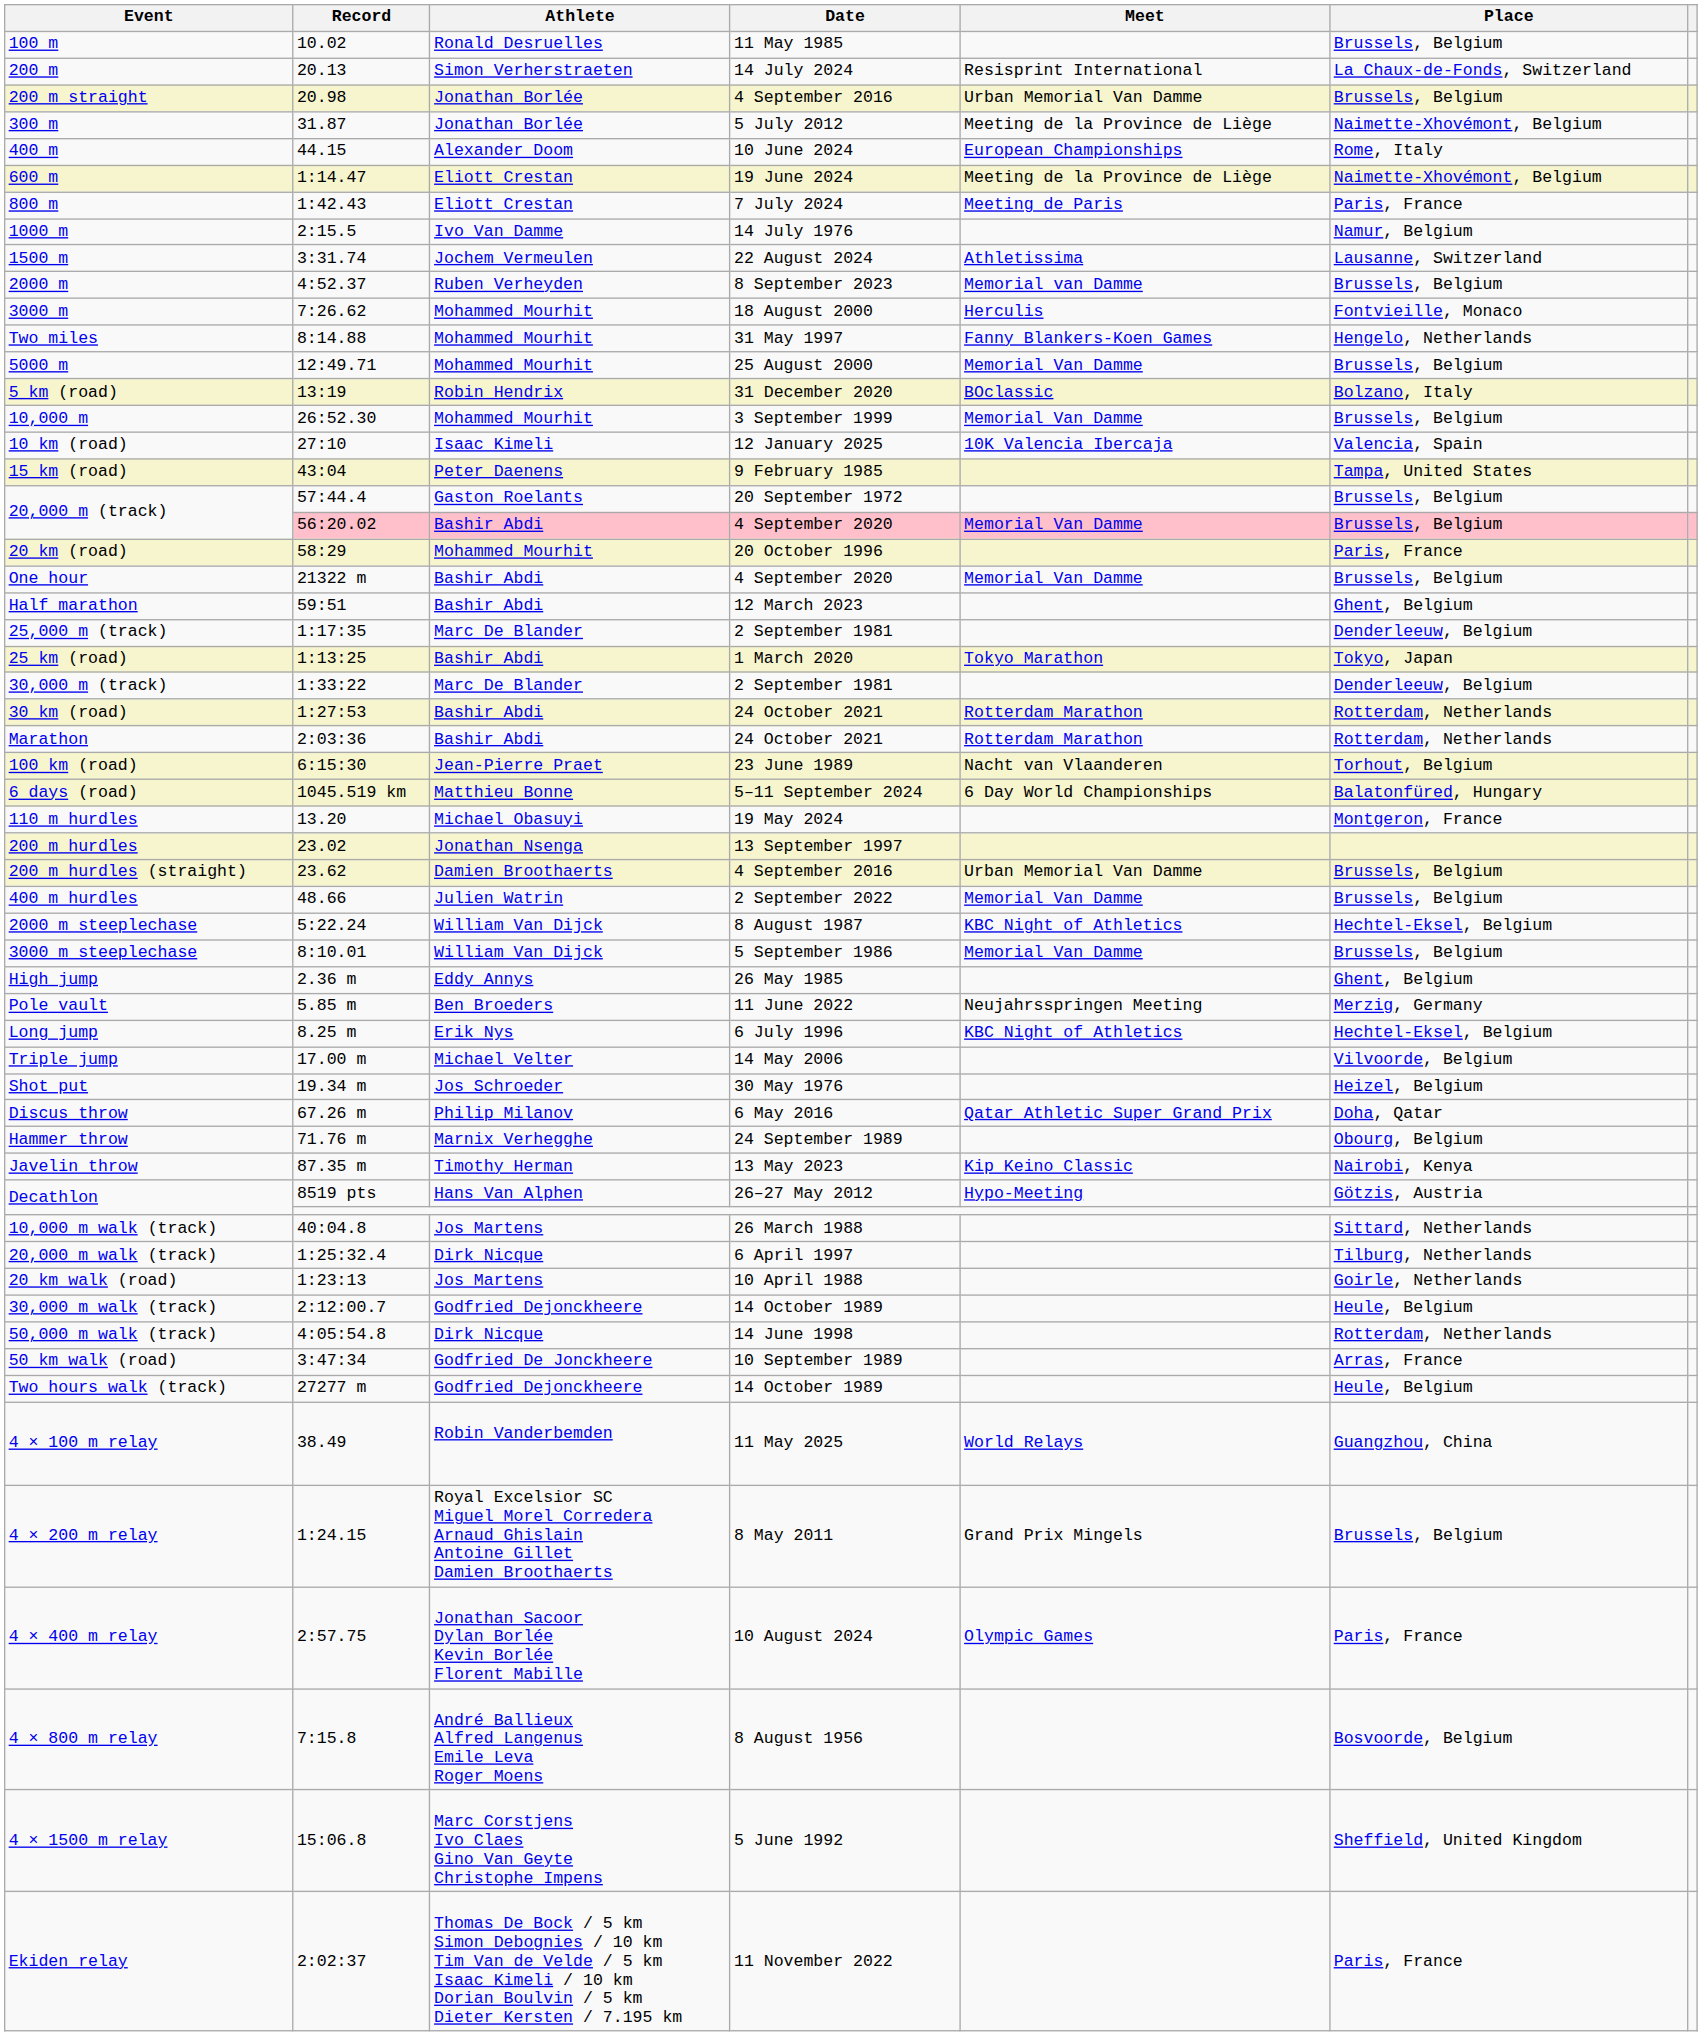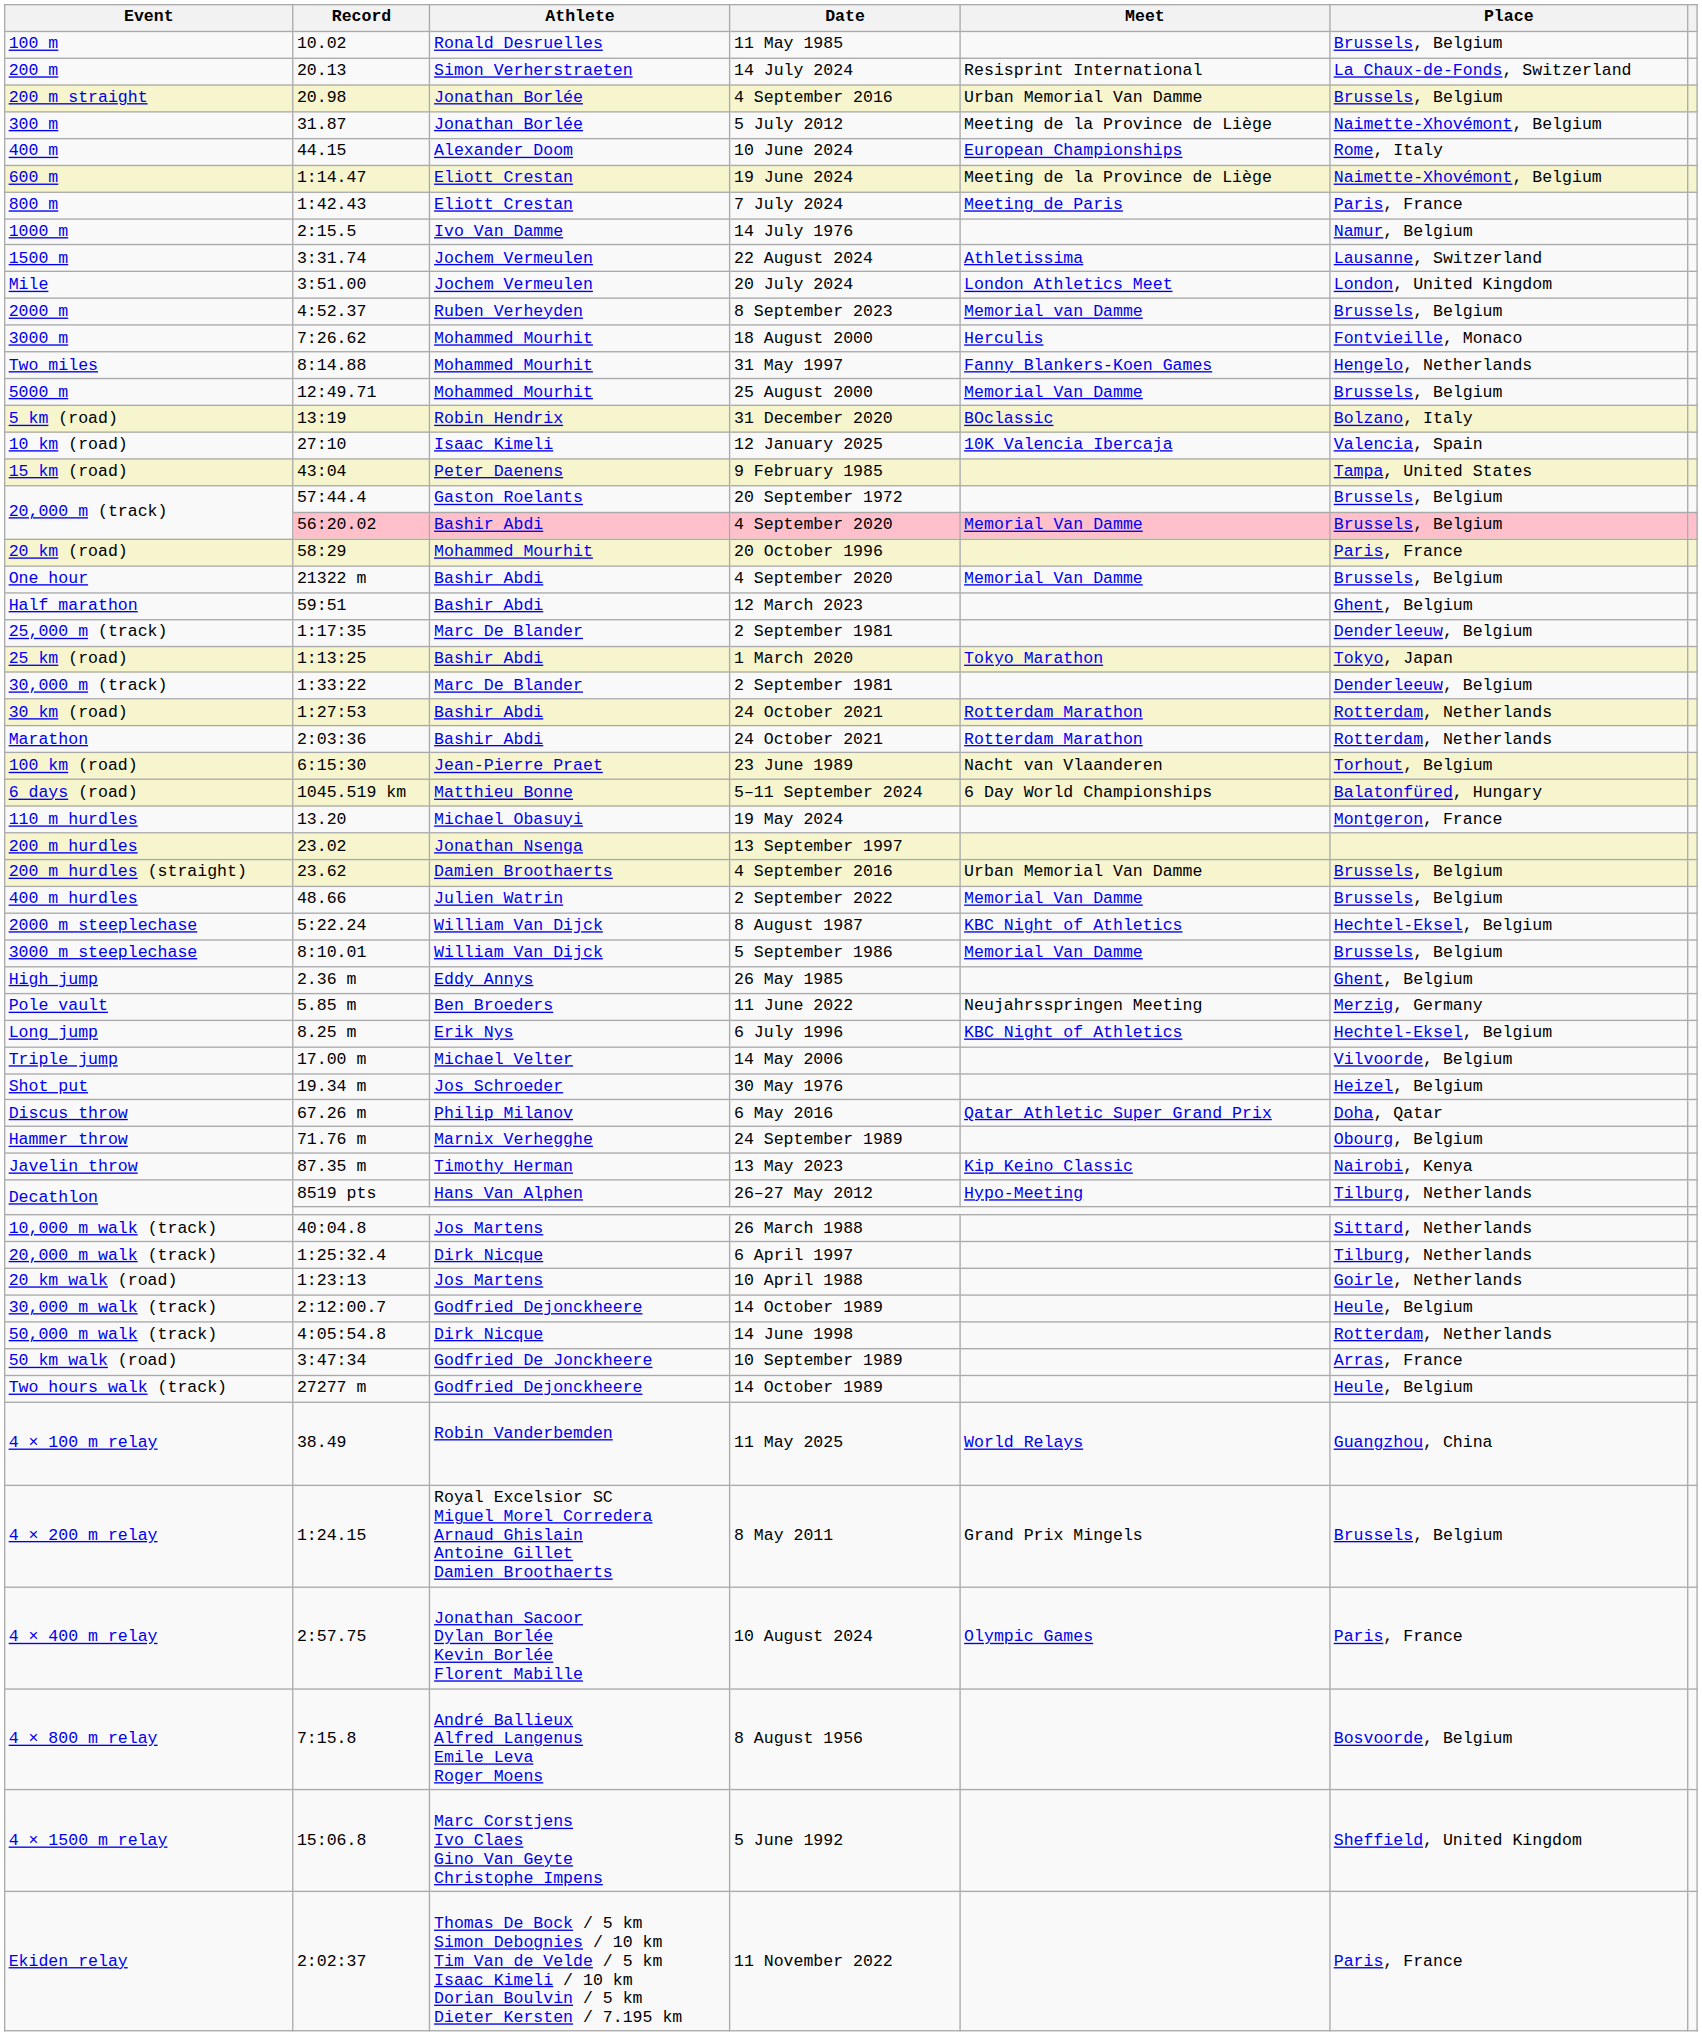+ row: (29, 286)
- row: (48, 419)
(1408, 1194) Götzis, Austria -> (1433, 1194) Tilburg, Netherlands
